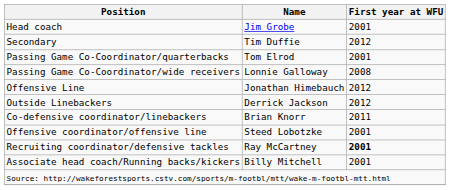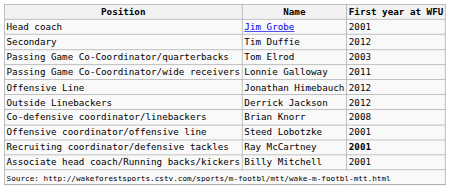(360, 57) 2001 -> (360, 57) 2003
(360, 72) 2008 -> (360, 72) 2011
(360, 117) 2011 -> (360, 117) 2008
